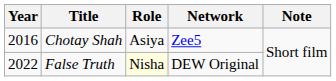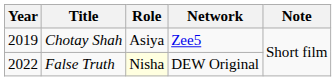(23, 40) 2016 -> (23, 40) 2019
